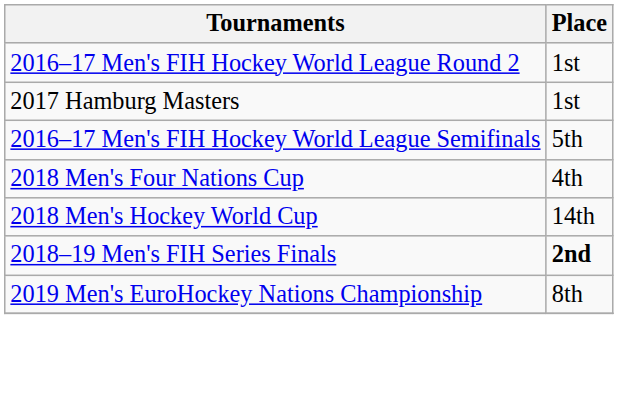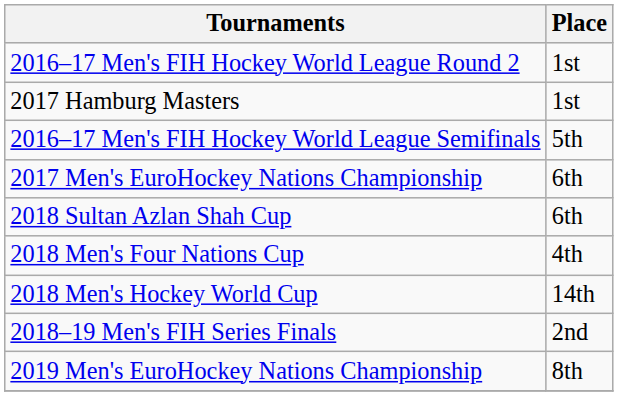+ row: (246, 178)
+ row: (151, 216)
(571, 255) bold -> (570, 332) normal
